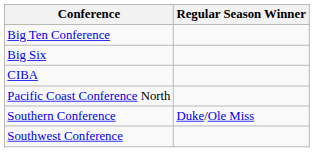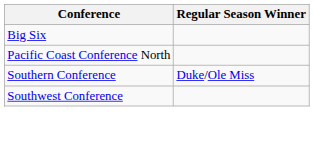- row: (59, 34)
- row: (23, 75)
